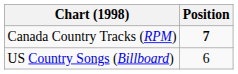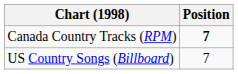(206, 58) 6 -> (206, 58) 7
